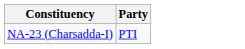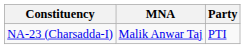+ column: (160, 14)
